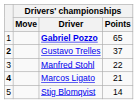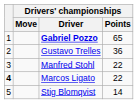(9, 51) bold -> (9, 51) normal
(118, 51) 37 -> (118, 51) 36
(118, 78) 21 -> (118, 78) 22
